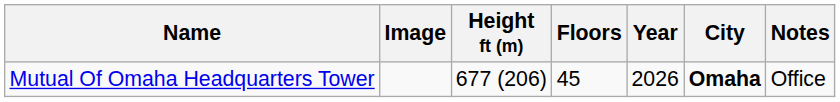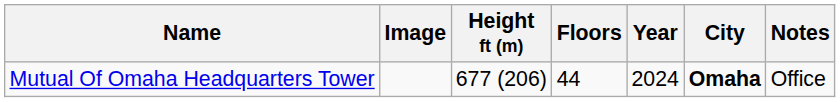(569, 79) 45 -> (569, 79) 44
(655, 79) 2026 -> (655, 79) 2024
